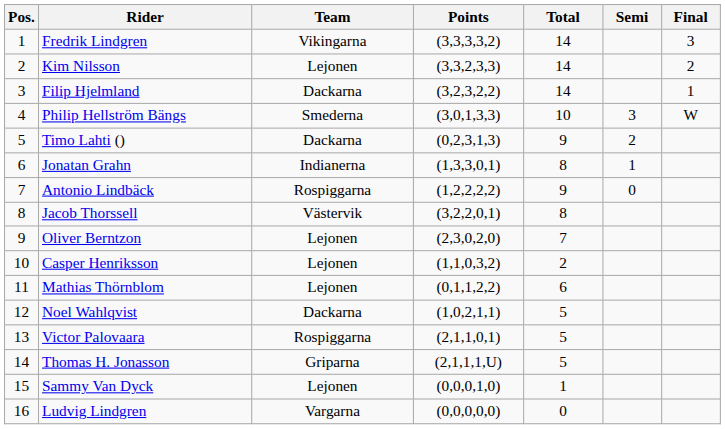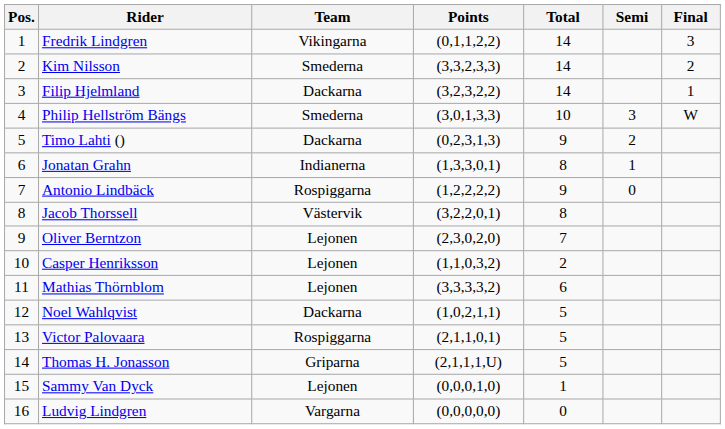(468, 41) (3,3,3,3,2) -> (468, 41) (0,1,1,2,2)
(332, 66) Lejonen -> (332, 66) Smederna
(468, 287) (0,1,1,2,2) -> (468, 287) (3,3,3,3,2)
